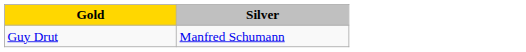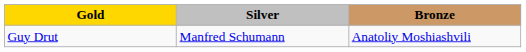+ column: (435, 15)
